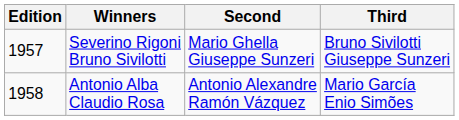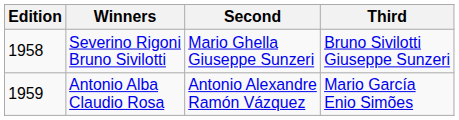(26, 51) 1957 -> (26, 51) 1958
(26, 94) 1958 -> (26, 94) 1959
